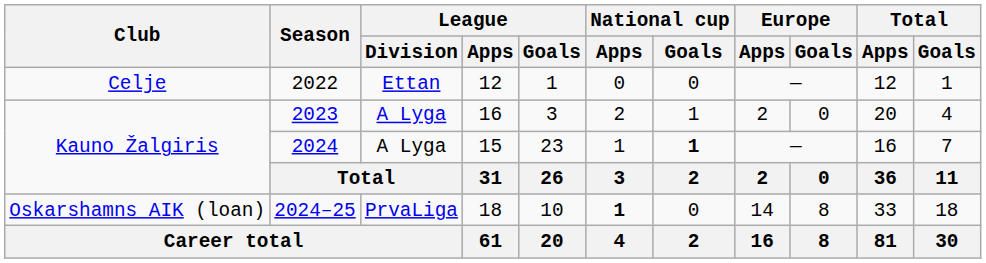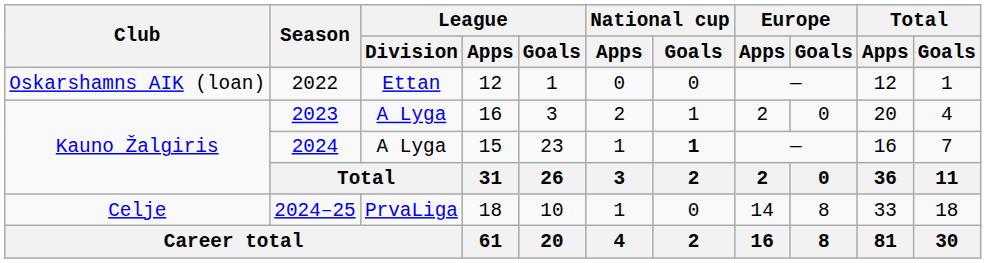(137, 84) Celje -> (137, 84) Oskarshamns AIK (loan)
(137, 210) Oskarshamns AIK (loan) -> (137, 210) Celje
(619, 210) bold -> (619, 210) normal
